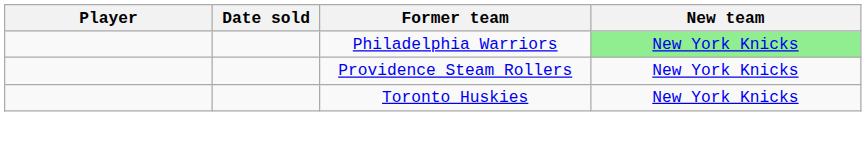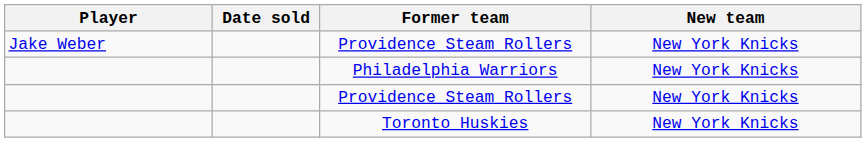+ row: (57, 44)
(725, 44) lightgreen background -> (725, 71) no background
